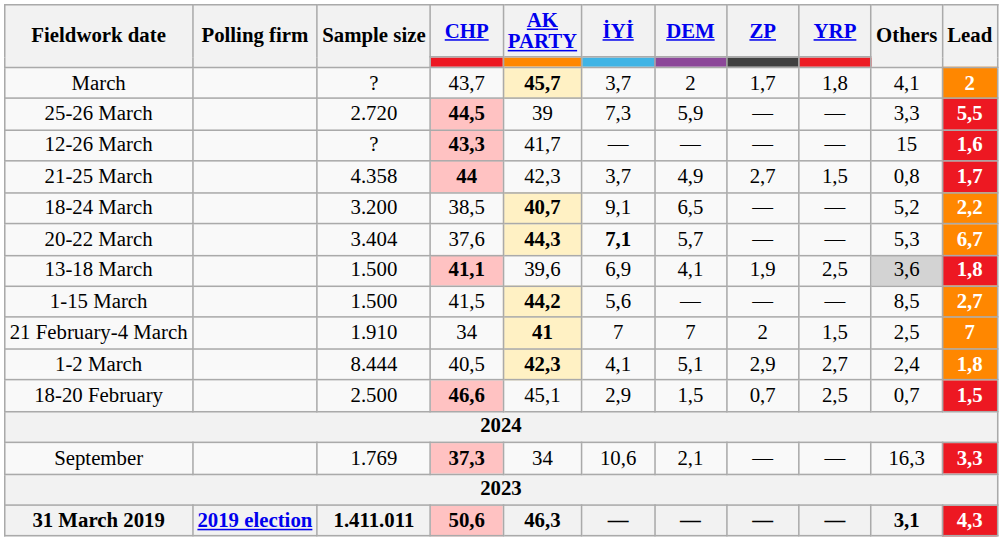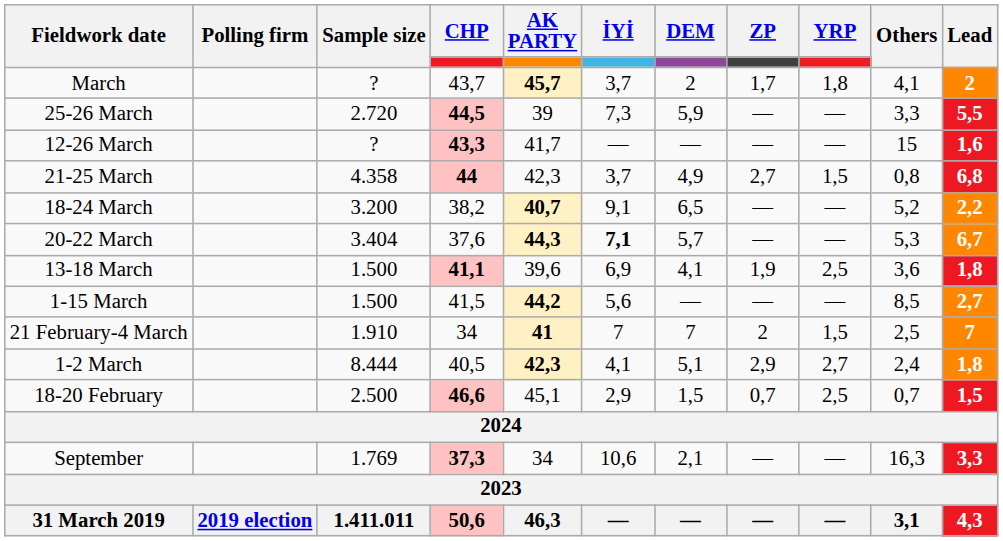(970, 176) 1,7 -> (970, 176) 6,8
(467, 207) 38,5 -> (467, 207) 38,2
(907, 269) lightgrey background -> (907, 269) no background
